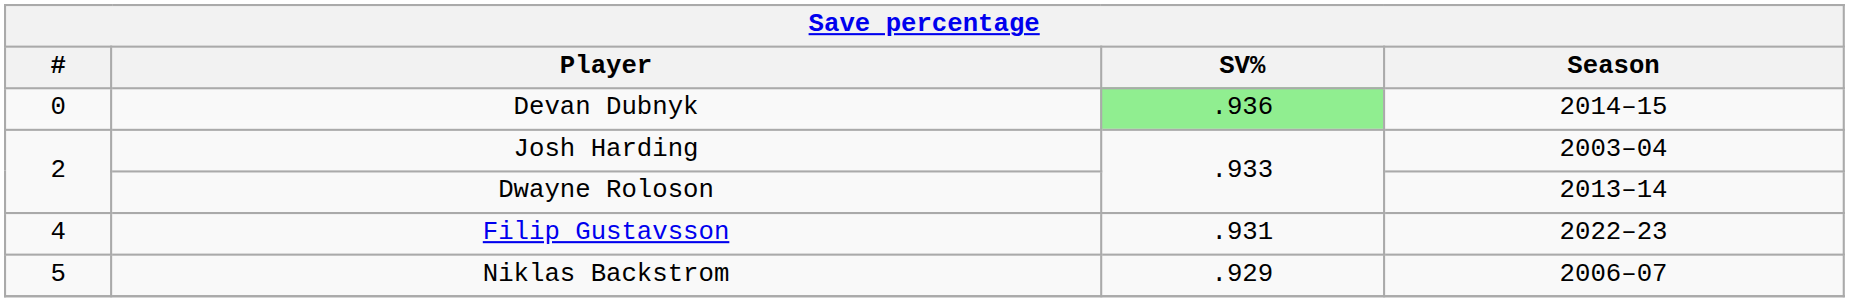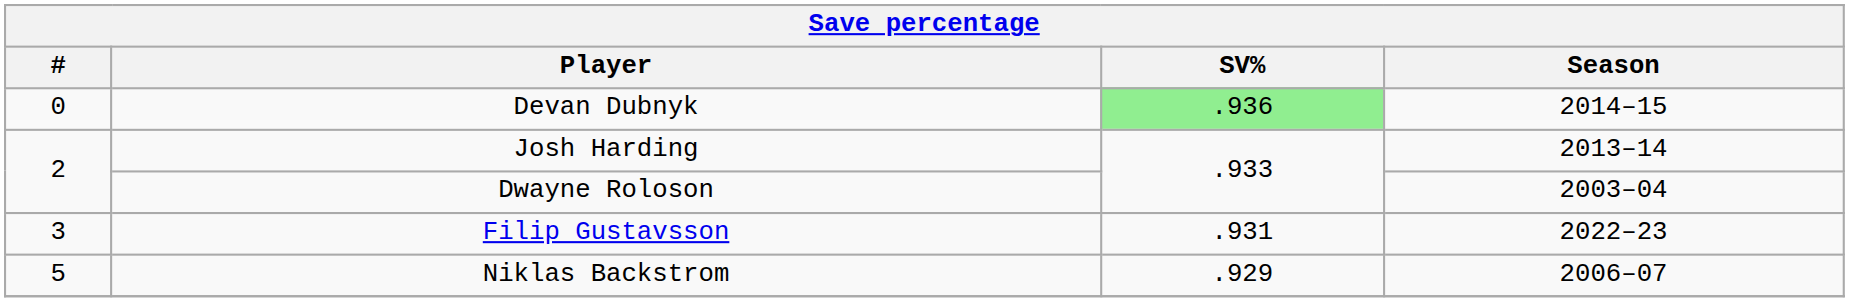(1614, 151) 2003–04 -> (1614, 151) 2013–14
(1614, 192) 2013–14 -> (1614, 192) 2003–04
(58, 233) 4 -> (58, 233) 3
